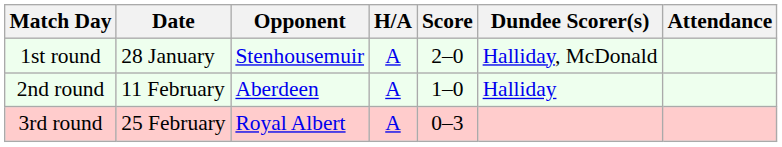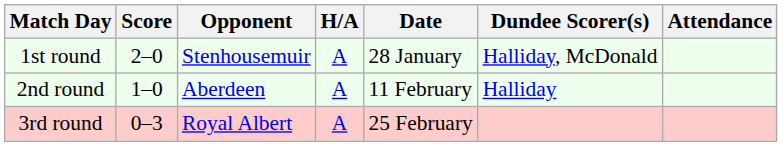columns swapped: (173, 21) <-> (447, 21)
